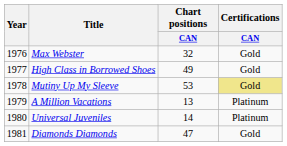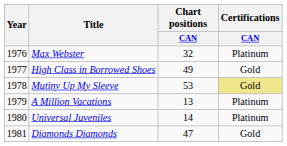(250, 53) Gold -> (250, 53) Platinum
